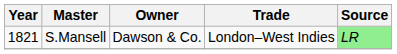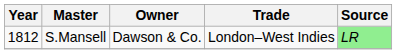(23, 37) 1821 -> (23, 37) 1812
